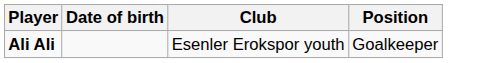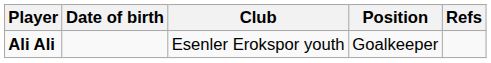+ column: (464, 17)
